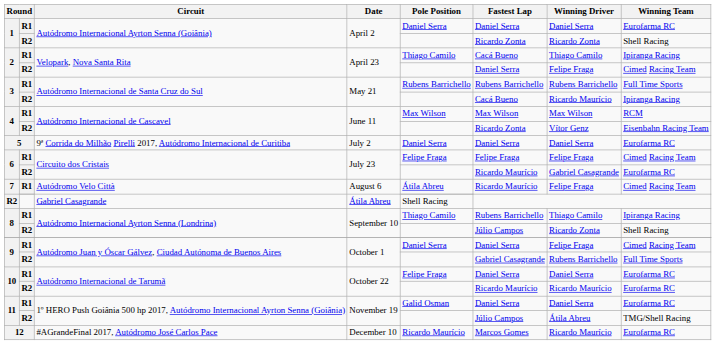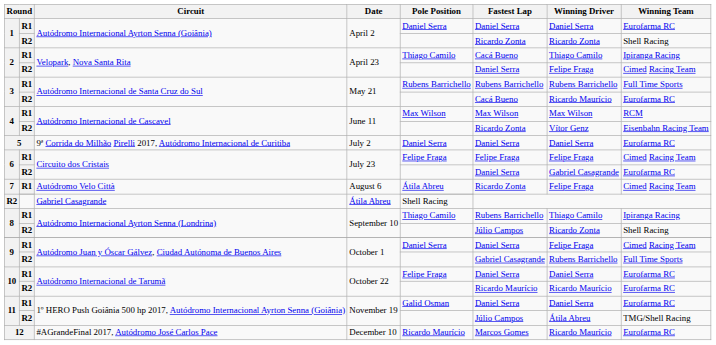(651, 98) Ipiranga Racing -> (649, 98) Eurofarma RC
(506, 171) Ricardo Maurício -> (497, 171) Daniel Serra
(506, 186) Ricardo Maurício -> (500, 186) Ricardo Zonta
